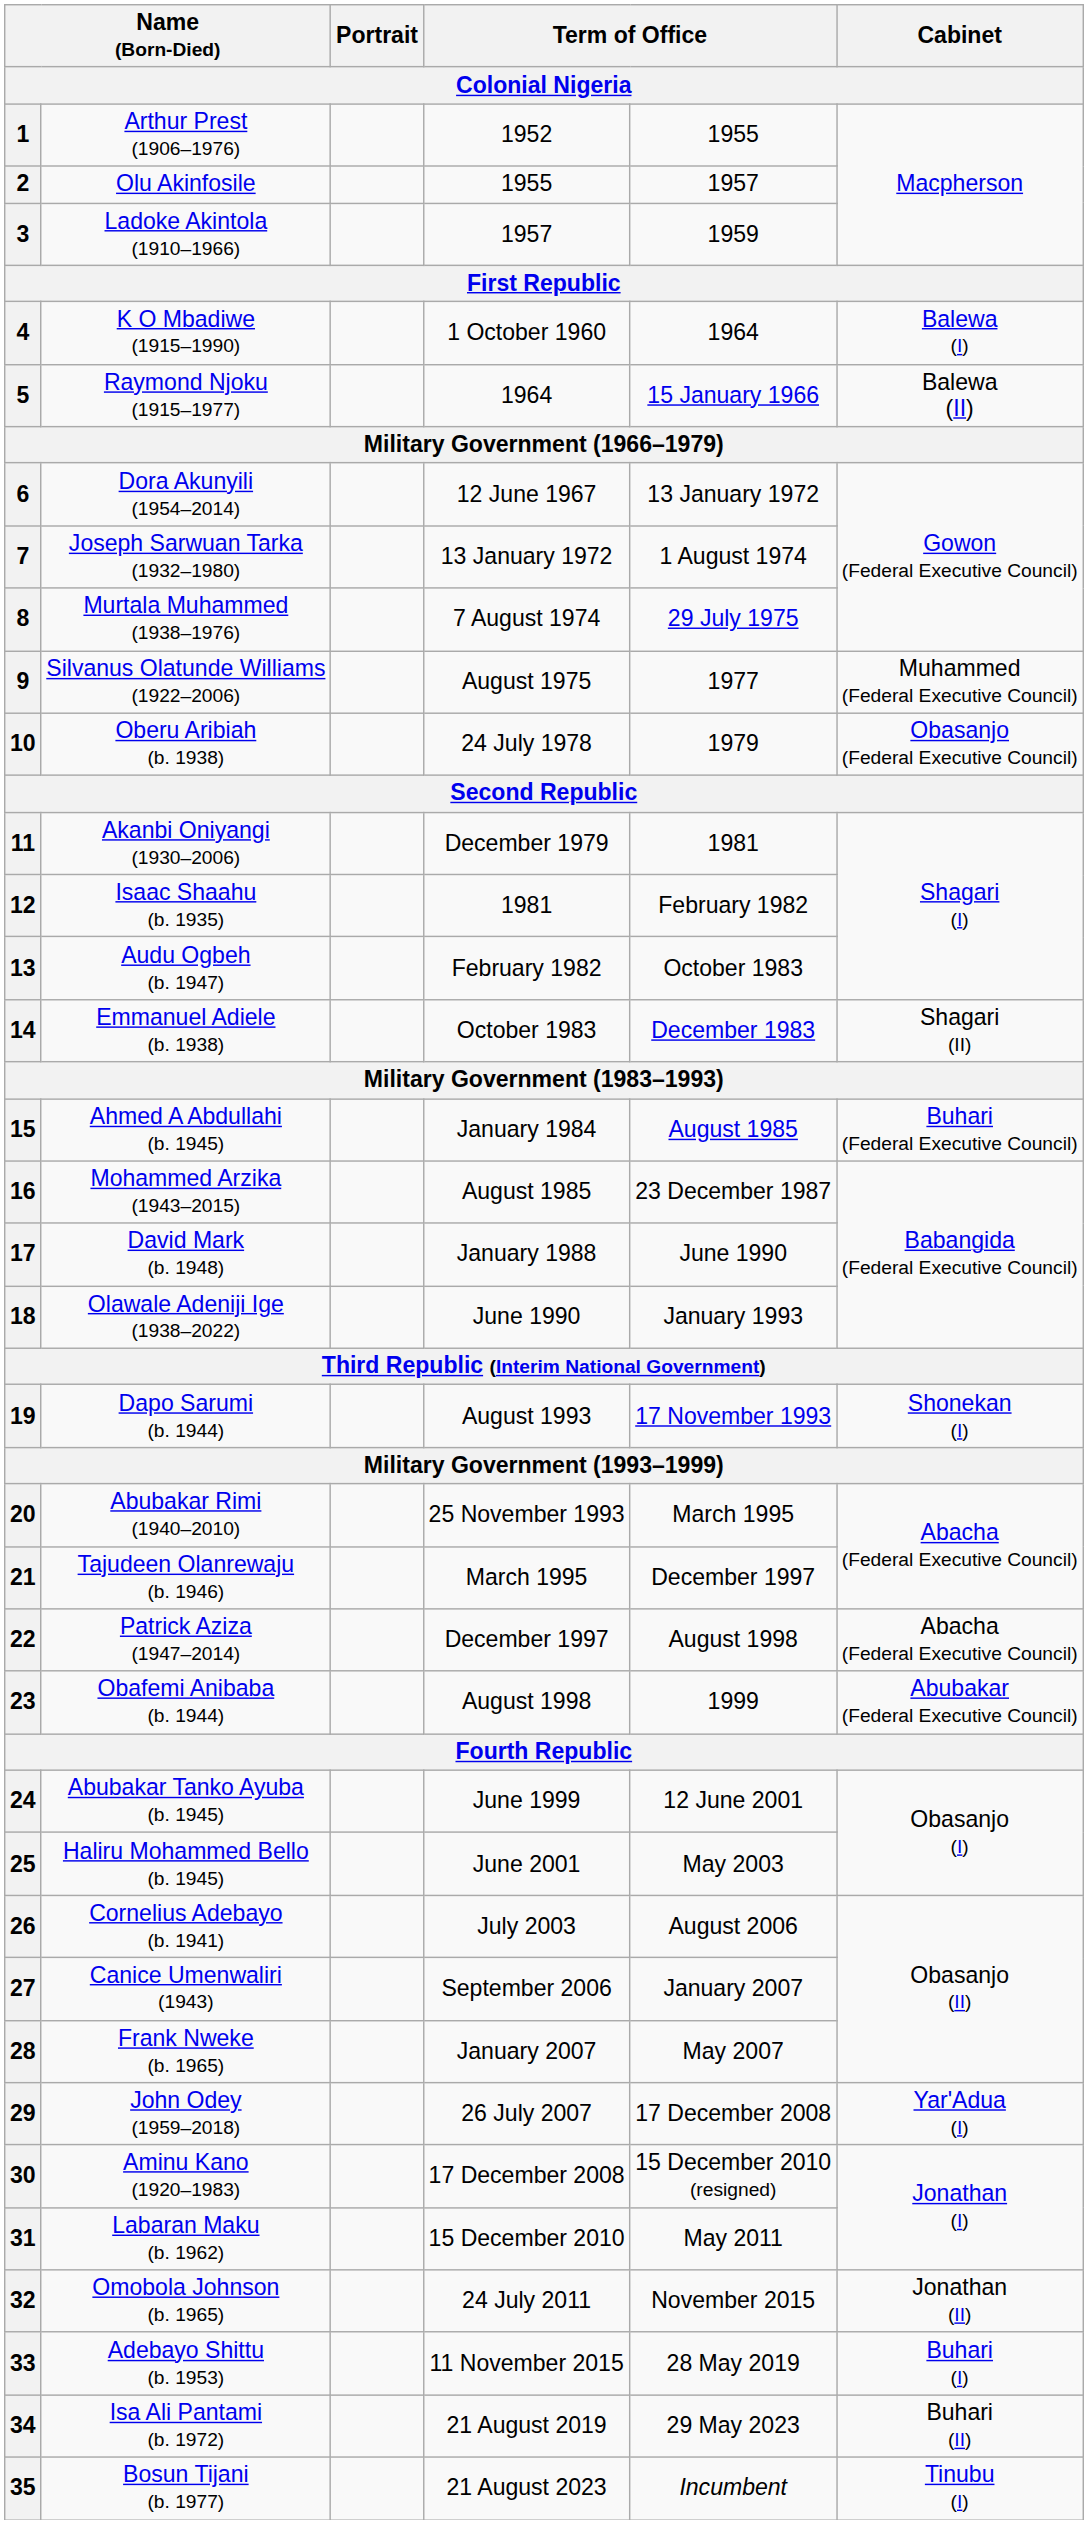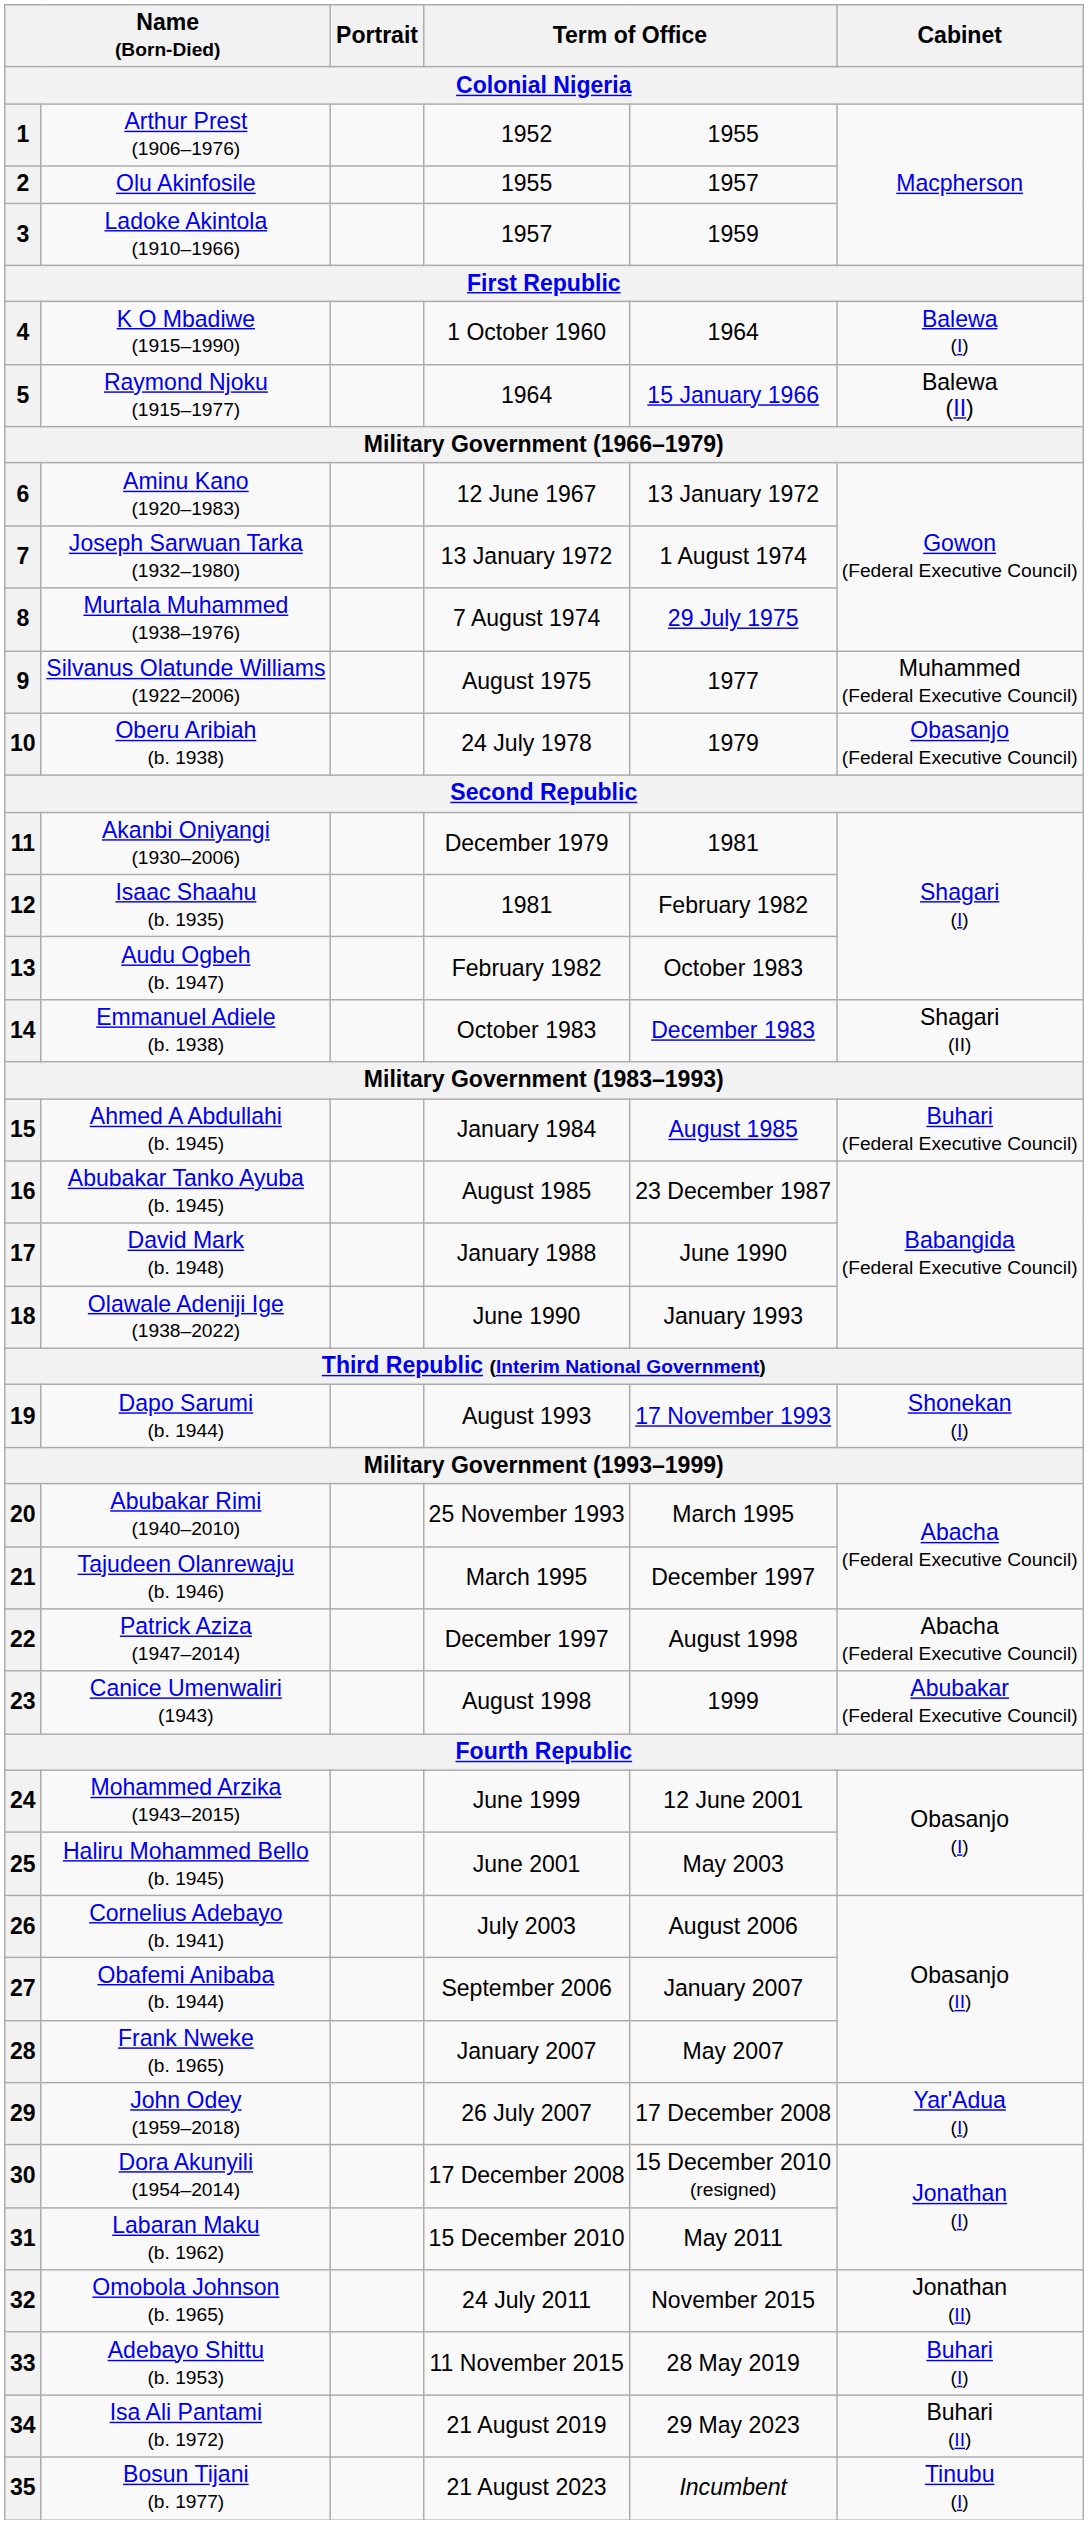(186, 494) Dora Akunyili (1954–2014) -> (186, 494) Aminu Kano (1920–1983)
(186, 1191) Mohammed Arzika (1943–2015) -> (186, 1191) Abubakar Tanko Ayuba (b. 1945)
(186, 1702) Obafemi Anibaba (b. 1944) -> (186, 1702) Canice Umenwaliri (1943)
(186, 1801) Abubakar Tanko Ayuba (b. 1945) -> (186, 1801) Mohammed Arzika (1943–2015)
(186, 1988) Canice Umenwaliri (1943) -> (186, 1988) Obafemi Anibaba (b. 1944)
(186, 2175) Aminu Kano (1920–1983) -> (186, 2175) Dora Akunyili (1954–2014)
